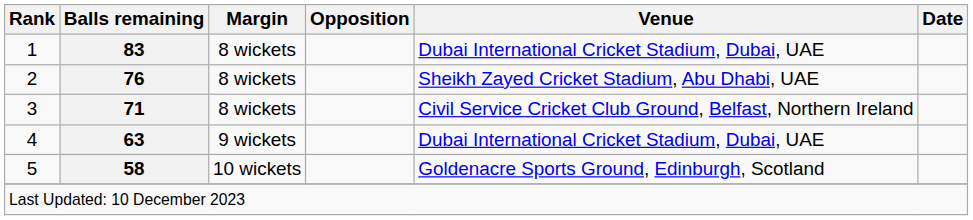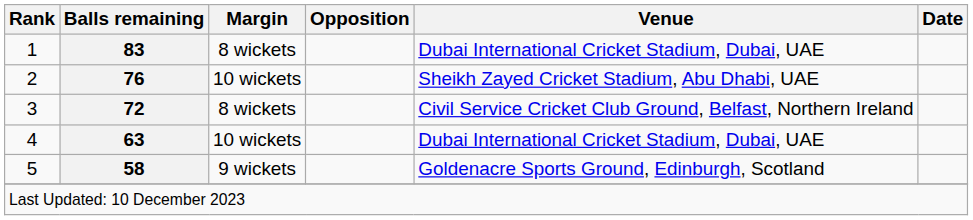(257, 79) 8 wickets -> (257, 79) 10 wickets
(134, 109) 71 -> (134, 109) 72
(257, 139) 9 wickets -> (257, 139) 10 wickets
(257, 169) 10 wickets -> (257, 169) 9 wickets
